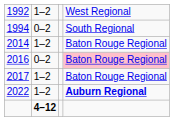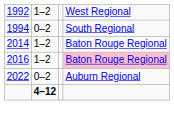(42, 60) 0–2 -> (42, 60) 1–2
- row: (18, 76)
(42, 92) 1–2 -> (42, 76) 0–2
(106, 92) bold -> (103, 76) normal
